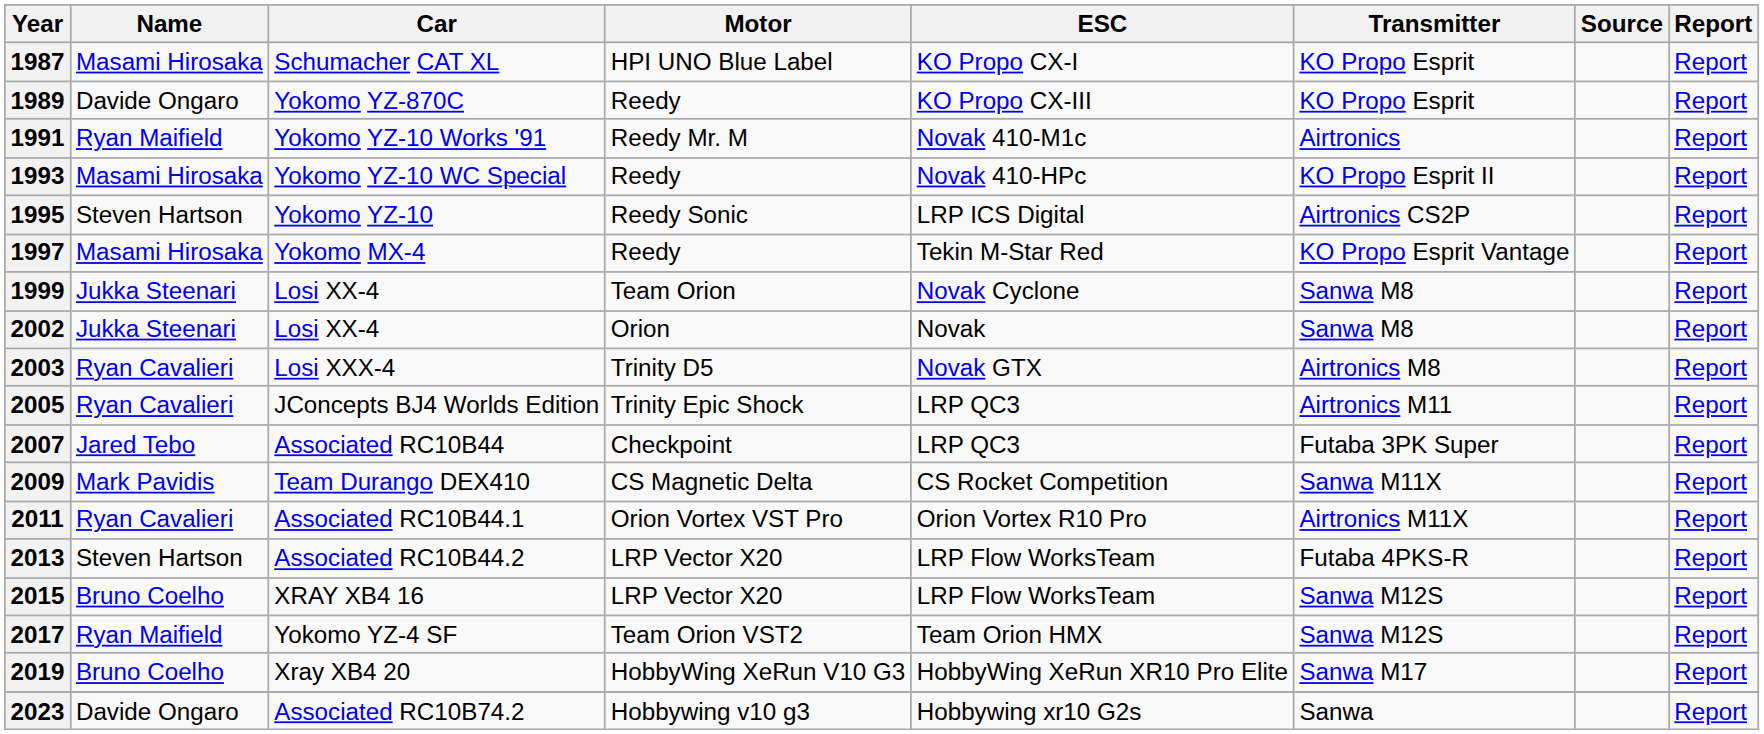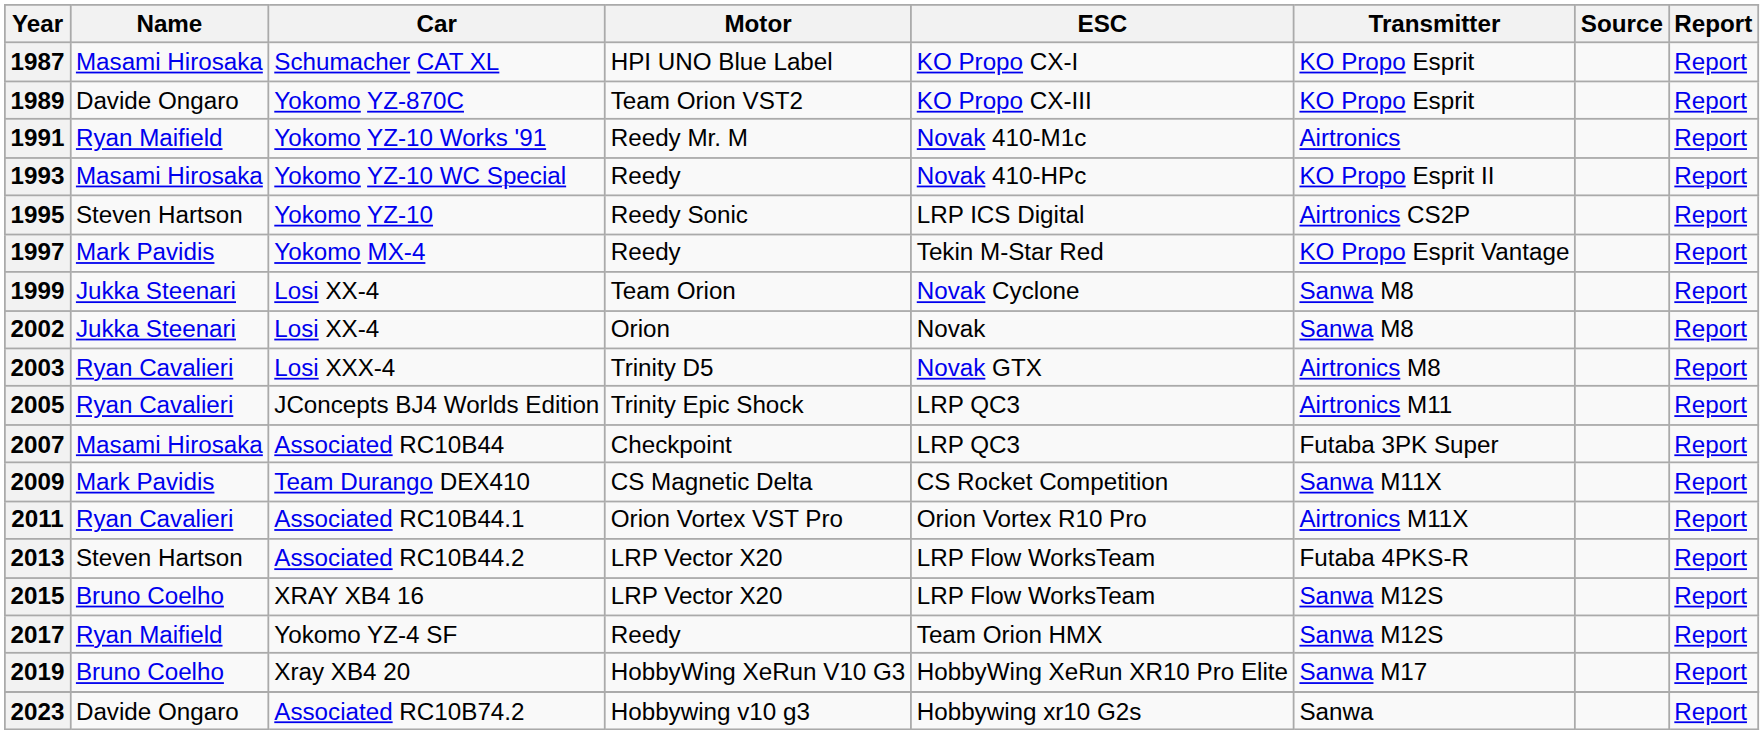(646, 100) Reedy -> (707, 100) Team Orion VST2
(169, 253) Masami Hirosaka -> (145, 253) Mark Pavidis
(136, 443) Jared Tebo -> (169, 443) Masami Hirosaka
(707, 634) Team Orion VST2 -> (646, 634) Reedy
